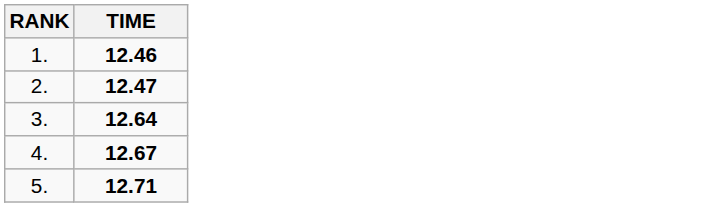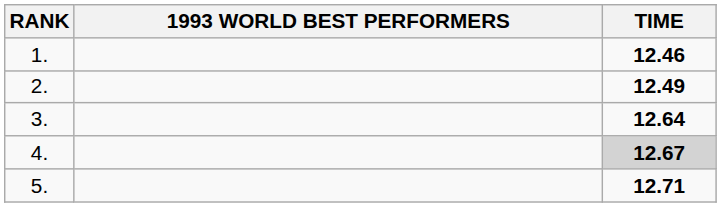+ column: (338, 21)
(131, 87) 12.47 -> (659, 87) 12.49
(131, 153) no background -> (659, 153) lightgrey background
